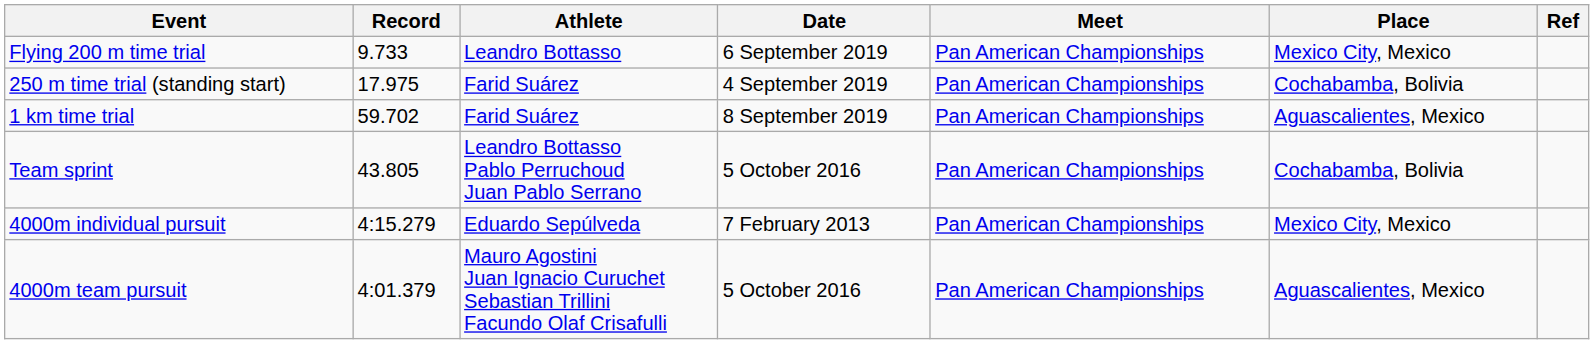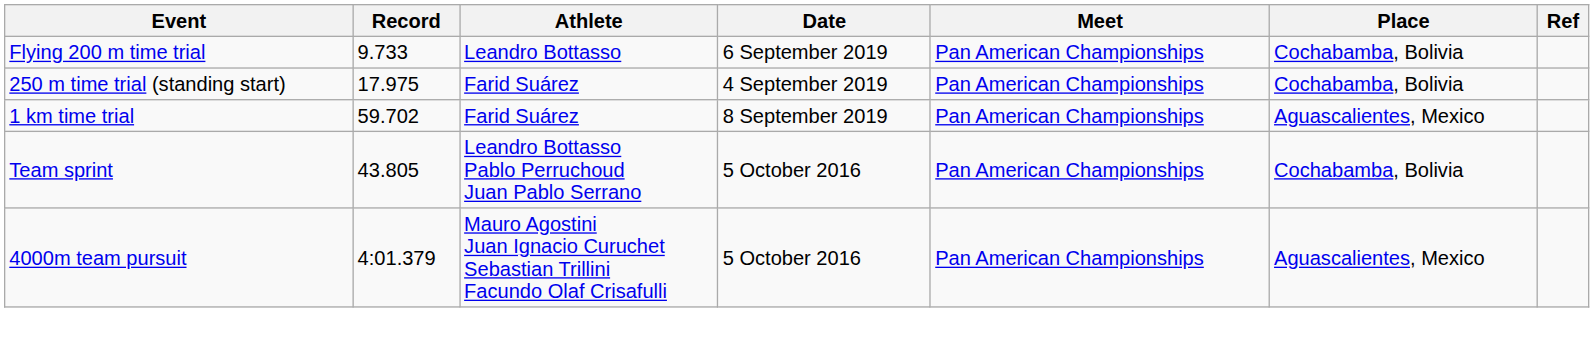(1362, 52) Mexico City, Mexico -> (1369, 52) Cochabamba, Bolivia
- row: (117, 224)
